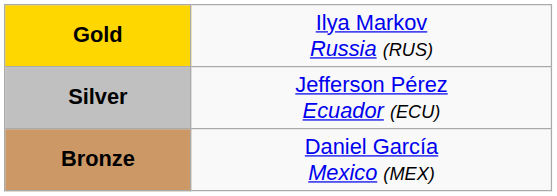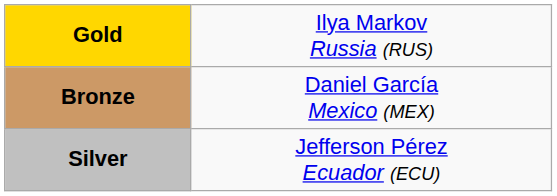rows swapped: (98, 97) <-> (98, 159)
